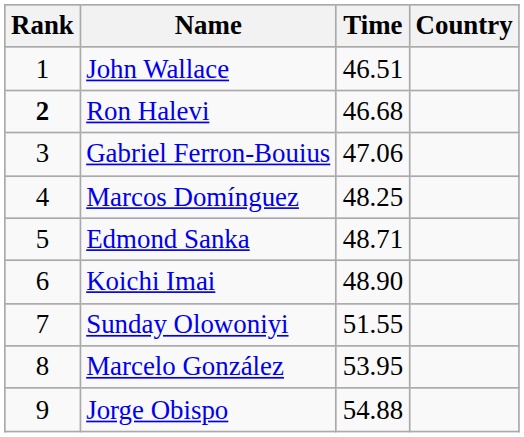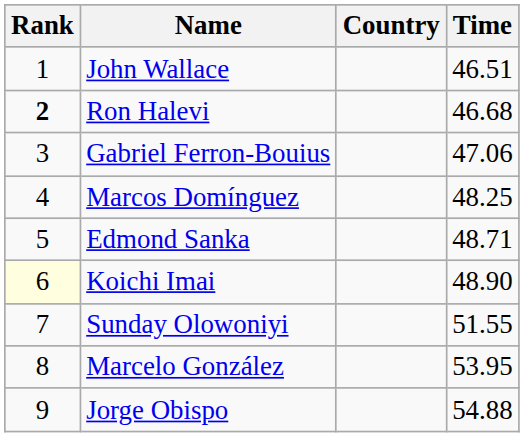columns swapped: (464, 25) <-> (373, 25)
(42, 281) no background -> (42, 281) lightyellow background
